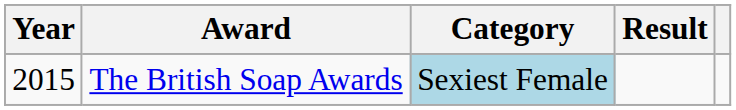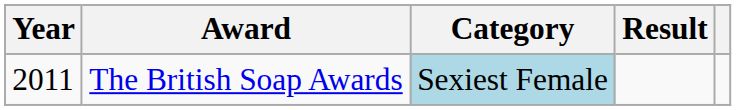(44, 79) 2015 -> (43, 79) 2011
